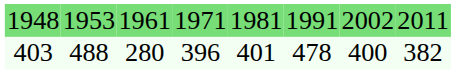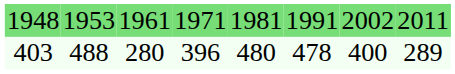(256, 52) 401 -> (256, 52) 480
(423, 52) 382 -> (423, 52) 289
